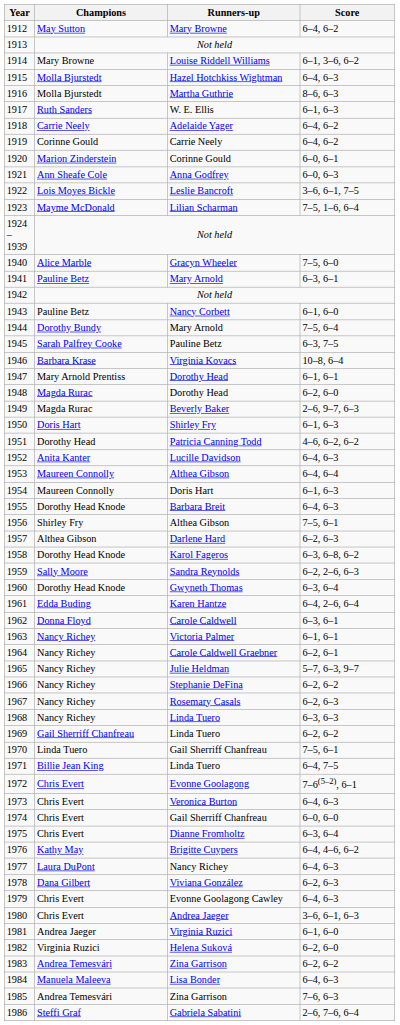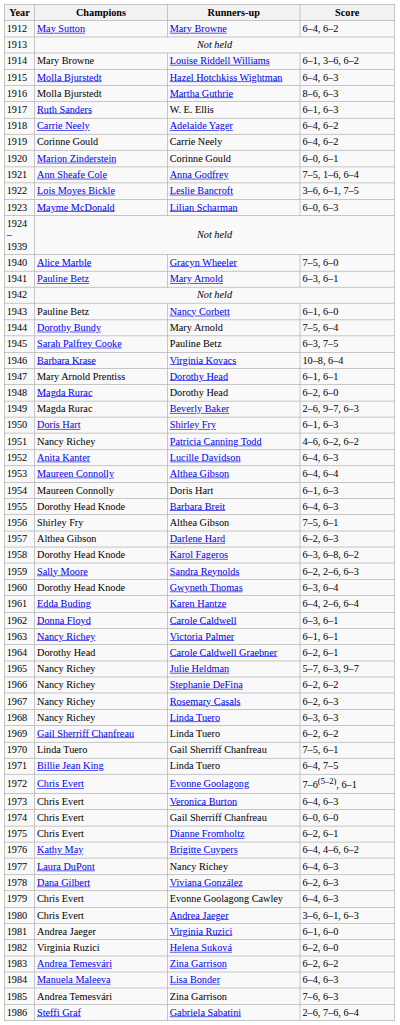(320, 175) 6–0, 6–3 -> (331, 175) 7–5, 1–6, 6–4
(331, 207) 7–5, 1–6, 6–4 -> (320, 207) 6–0, 6–3
(66, 441) Dorothy Head -> (66, 441) Nancy Richey
(66, 652) Nancy Richey -> (66, 652) Dorothy Head
(320, 834) 6–3, 6–4 -> (320, 834) 6–2, 6–1
